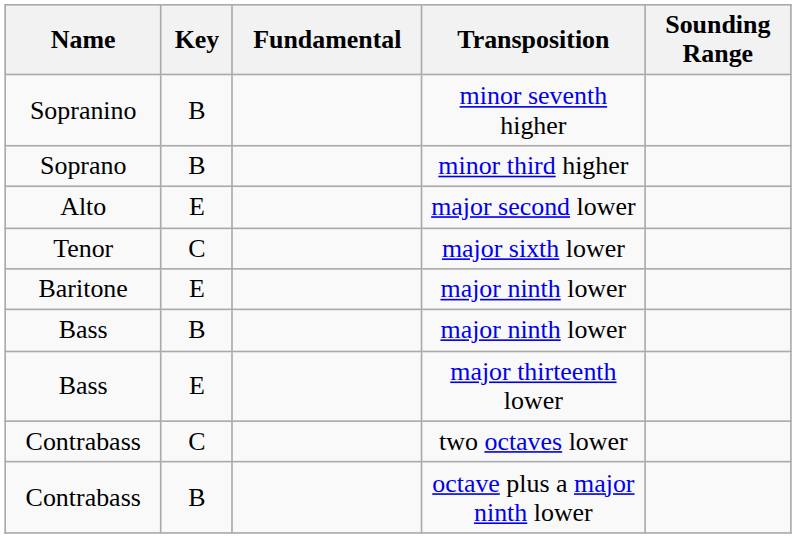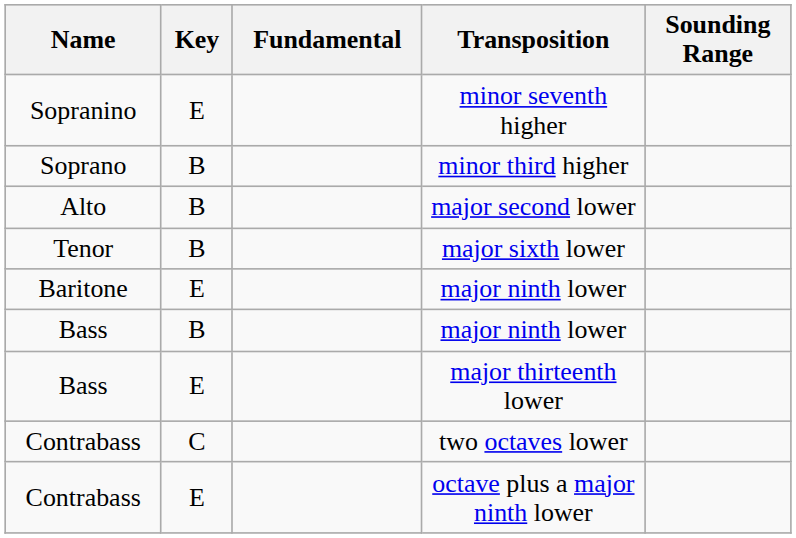(197, 109) B -> (197, 109) E
(197, 206) E -> (197, 206) B
(197, 247) C -> (197, 247) B
(197, 497) B -> (197, 497) E
